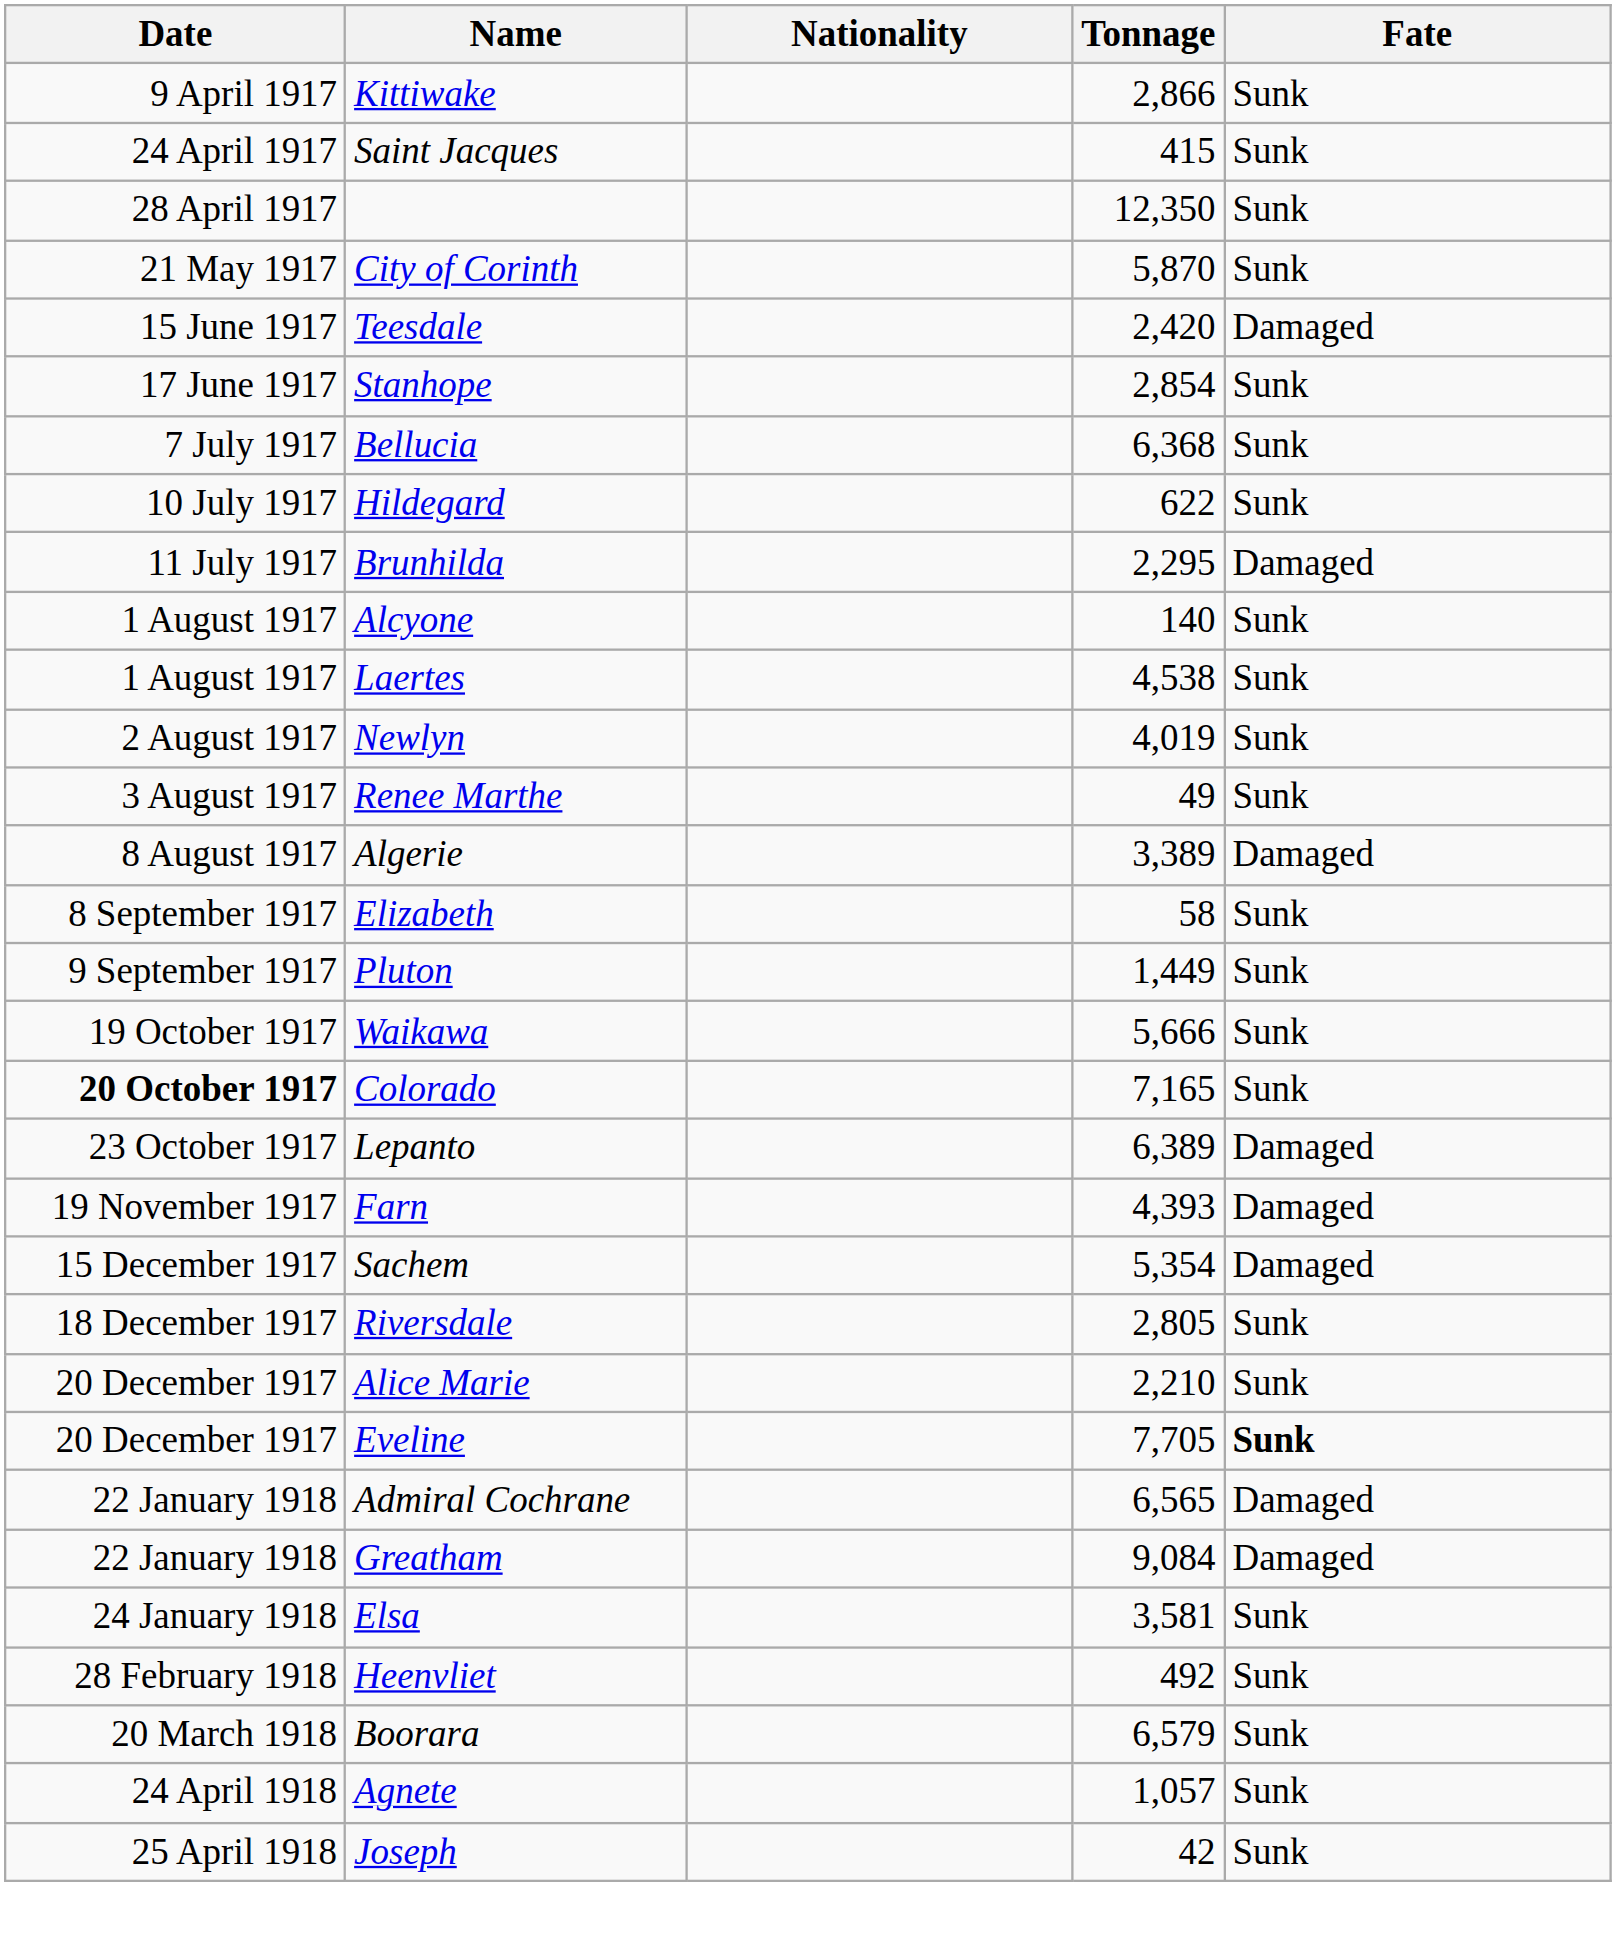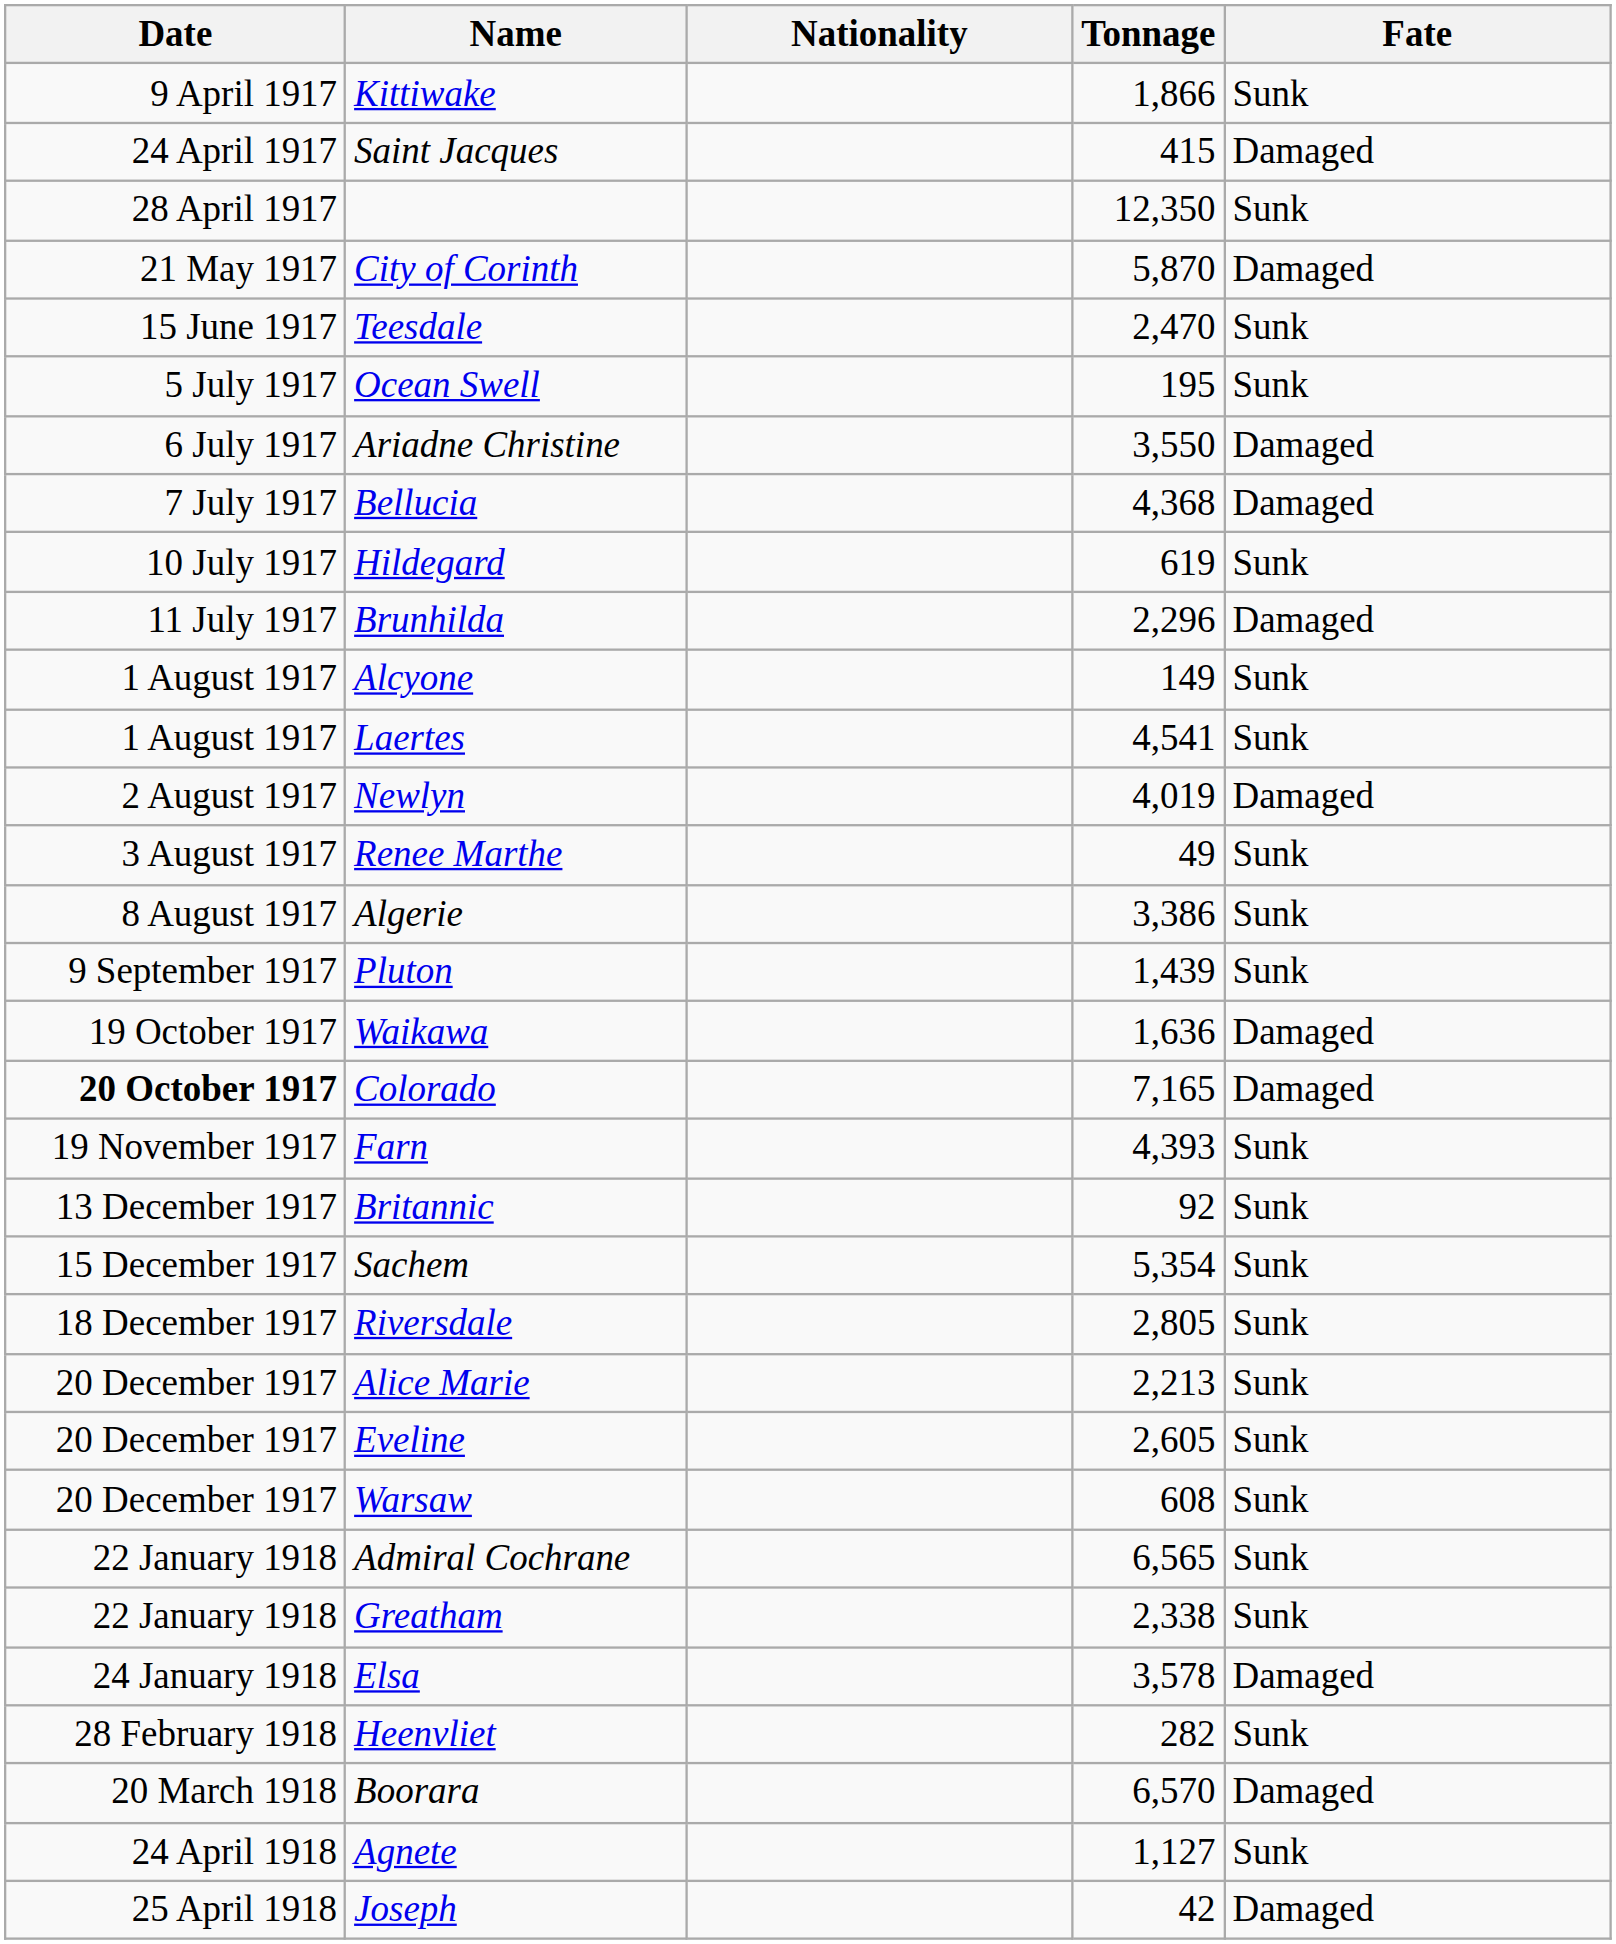(1174, 92) 2,866 -> (1174, 92) 1,866
(1270, 151) Sunk -> (1303, 151) Damaged
(1270, 268) Sunk -> (1303, 268) Damaged
(1174, 326) 2,420 -> (1174, 326) 2,470
(1303, 326) Damaged -> (1270, 326) Sunk
- row: (423, 385)
+ row: (447, 385)
+ row: (487, 444)
(1174, 444) 6,368 -> (1174, 502) 4,368
(1270, 444) Sunk -> (1303, 502) Damaged
(1188, 502) 622 -> (1188, 561) 619
(1174, 561) 2,295 -> (1174, 619) 2,296
(1188, 619) 140 -> (1188, 678) 149
(1174, 678) 4,538 -> (1174, 737) 4,541
(1270, 737) Sunk -> (1303, 795) Damaged
(1174, 854) 3,389 -> (1174, 913) 3,386
(1303, 854) Damaged -> (1270, 913) Sunk
- row: (424, 913)
(1174, 971) 1,449 -> (1174, 971) 1,439
(1174, 1030) 5,666 -> (1174, 1030) 1,636
(1270, 1030) Sunk -> (1303, 1030) Damaged
(1270, 1088) Sunk -> (1303, 1088) Damaged
- row: (415, 1147)
(1303, 1206) Damaged -> (1270, 1147) Sunk
+ row: (424, 1206)
(1303, 1264) Damaged -> (1270, 1264) Sunk
(1174, 1381) 2,210 -> (1174, 1381) 2,213
(1174, 1440) 7,705 -> (1174, 1440) 2,605
(1274, 1440) bold -> (1270, 1440) normal
+ row: (413, 1499)
(1303, 1499) Damaged -> (1270, 1557) Sunk
(1174, 1557) 9,084 -> (1174, 1616) 2,338
(1303, 1557) Damaged -> (1270, 1616) Sunk
(1174, 1616) 3,581 -> (1174, 1675) 3,578
(1270, 1616) Sunk -> (1303, 1675) Damaged
(1188, 1675) 492 -> (1188, 1733) 282
(1174, 1733) 6,579 -> (1174, 1792) 6,570
(1270, 1733) Sunk -> (1303, 1792) Damaged
(1174, 1792) 1,057 -> (1174, 1850) 1,127
(1270, 1850) Sunk -> (1303, 1909) Damaged
